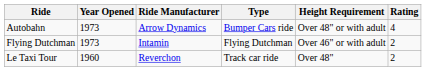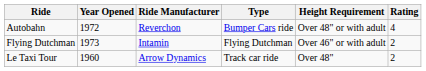(89, 27) 1973 -> (89, 27) 1972
(172, 27) Arrow Dynamics -> (160, 27) Reverchon
(160, 58) Reverchon -> (172, 58) Arrow Dynamics
